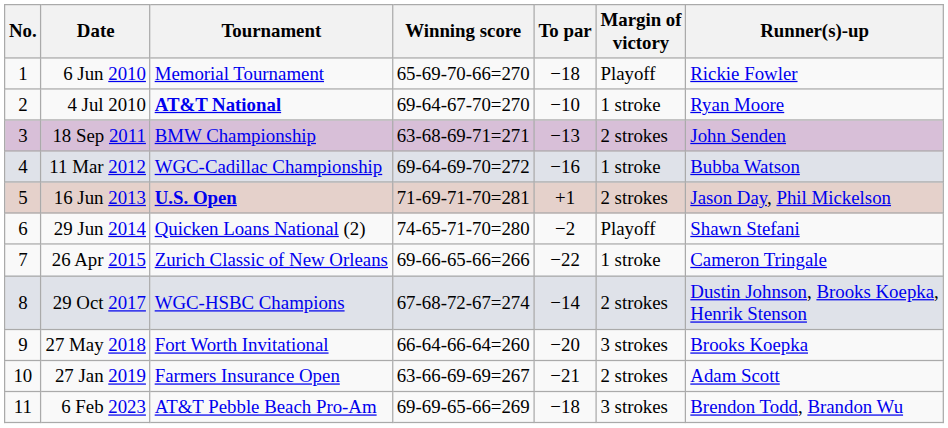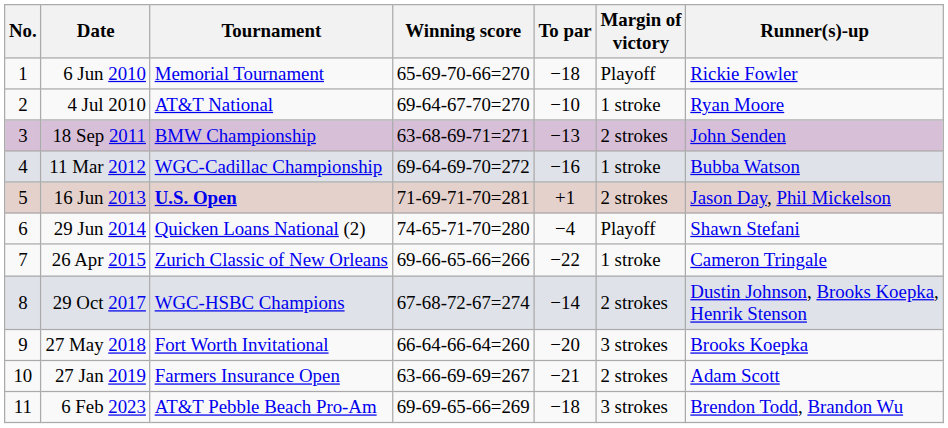(218, 104) bold -> (214, 104) normal
(565, 229) −2 -> (565, 229) −4
